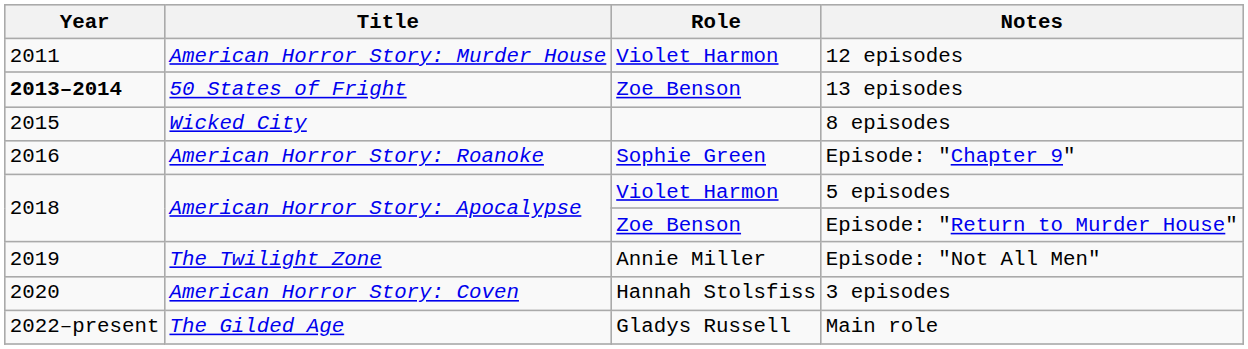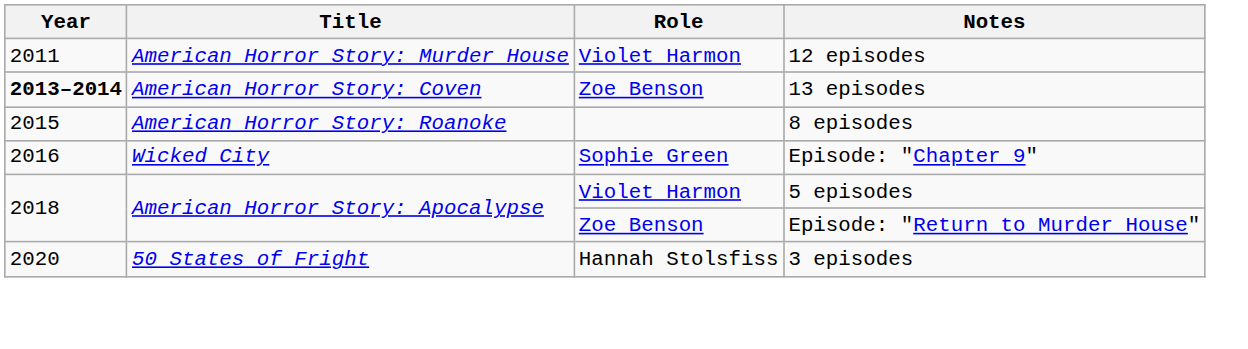(288, 90) 50 States of Fright -> (307, 90) American Horror Story: Coven
(238, 123) Wicked City -> (319, 123) American Horror Story: Roanoke
(357, 157) American Horror Story: Roanoke -> (201, 157) Wicked City
- row: (963, 259)
(344, 293) American Horror Story: Coven -> (251, 259) 50 States of Fright
- row: (882, 327)
